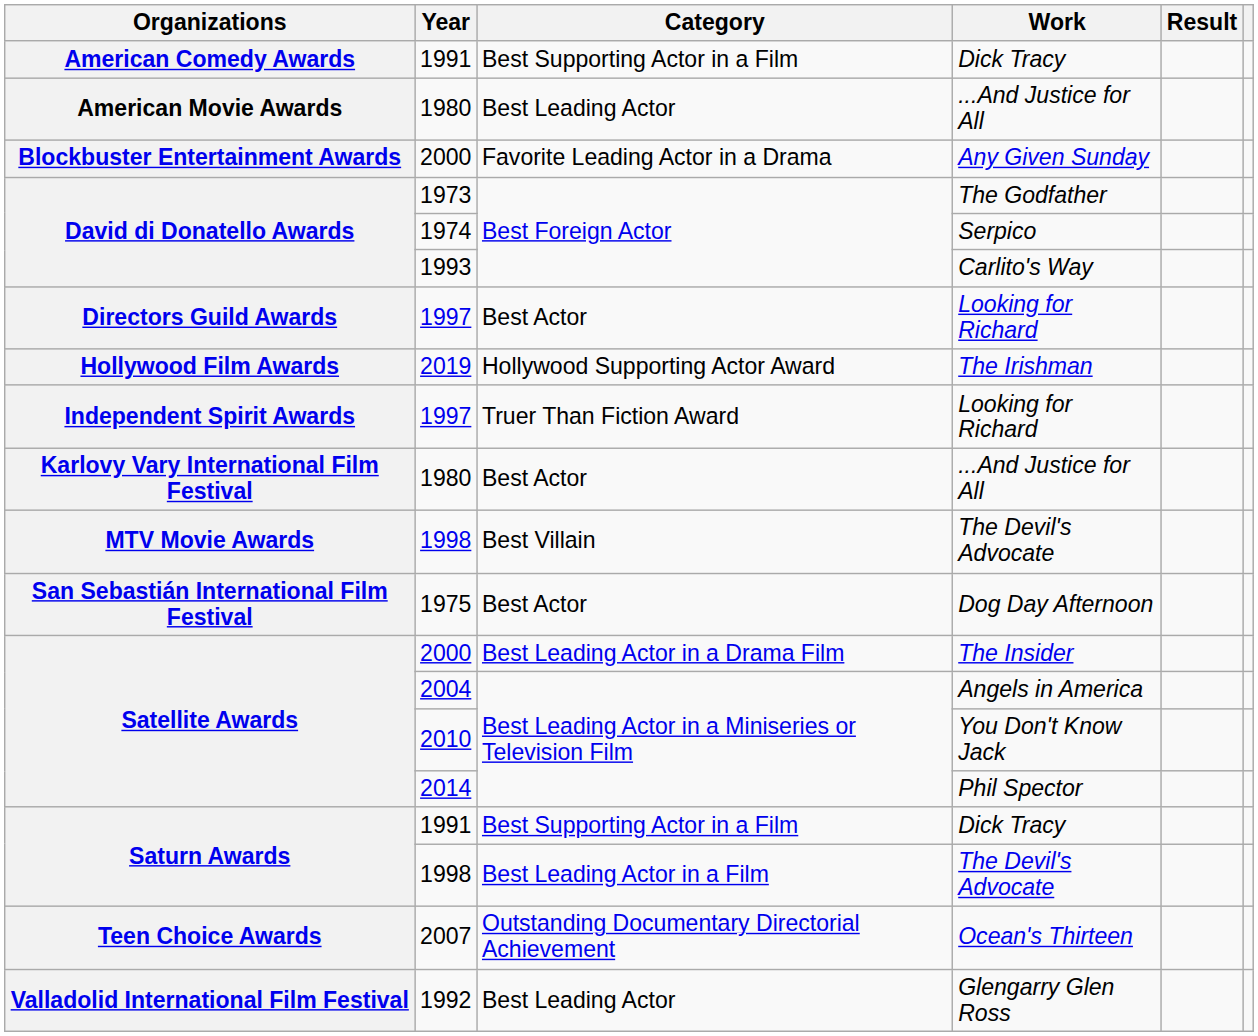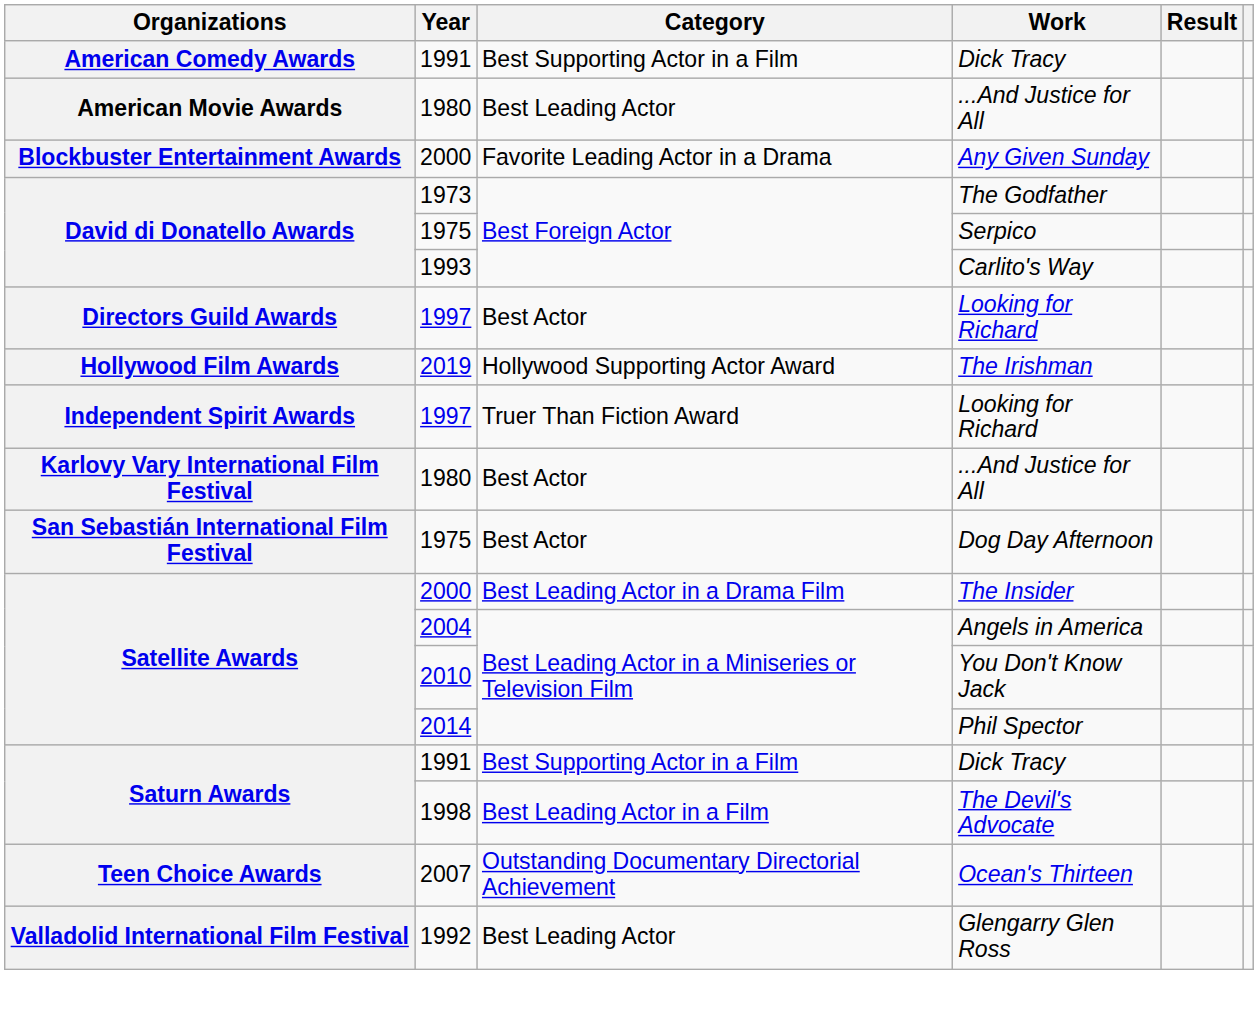(446, 231) 1974 -> (446, 231) 1975
- row: (210, 541)
